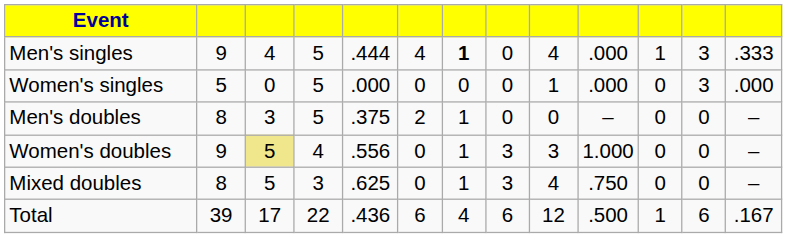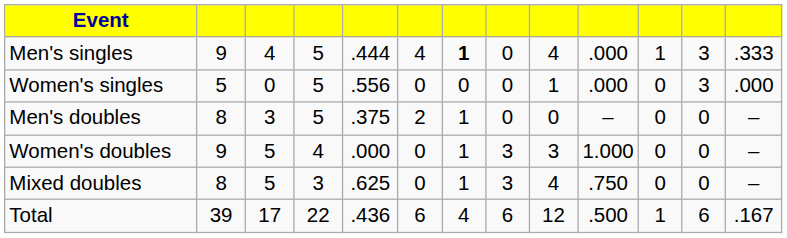(370, 85) .000 -> (370, 85) .556
(270, 150) khaki background -> (270, 150) no background
(370, 150) .556 -> (370, 150) .000
